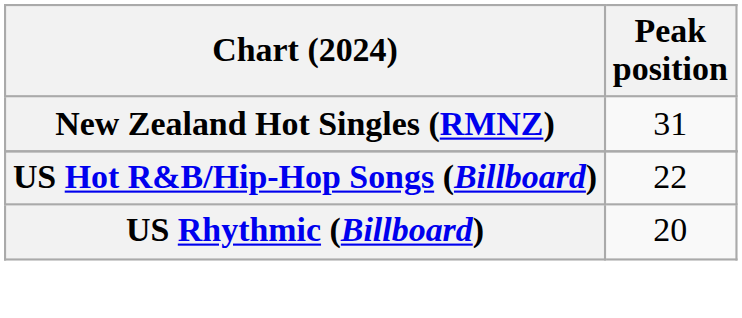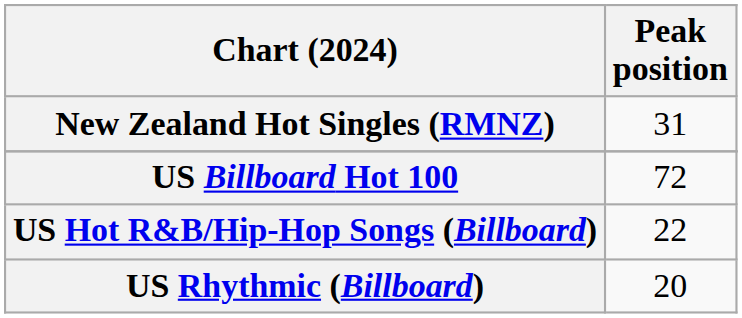+ row: (305, 177)
